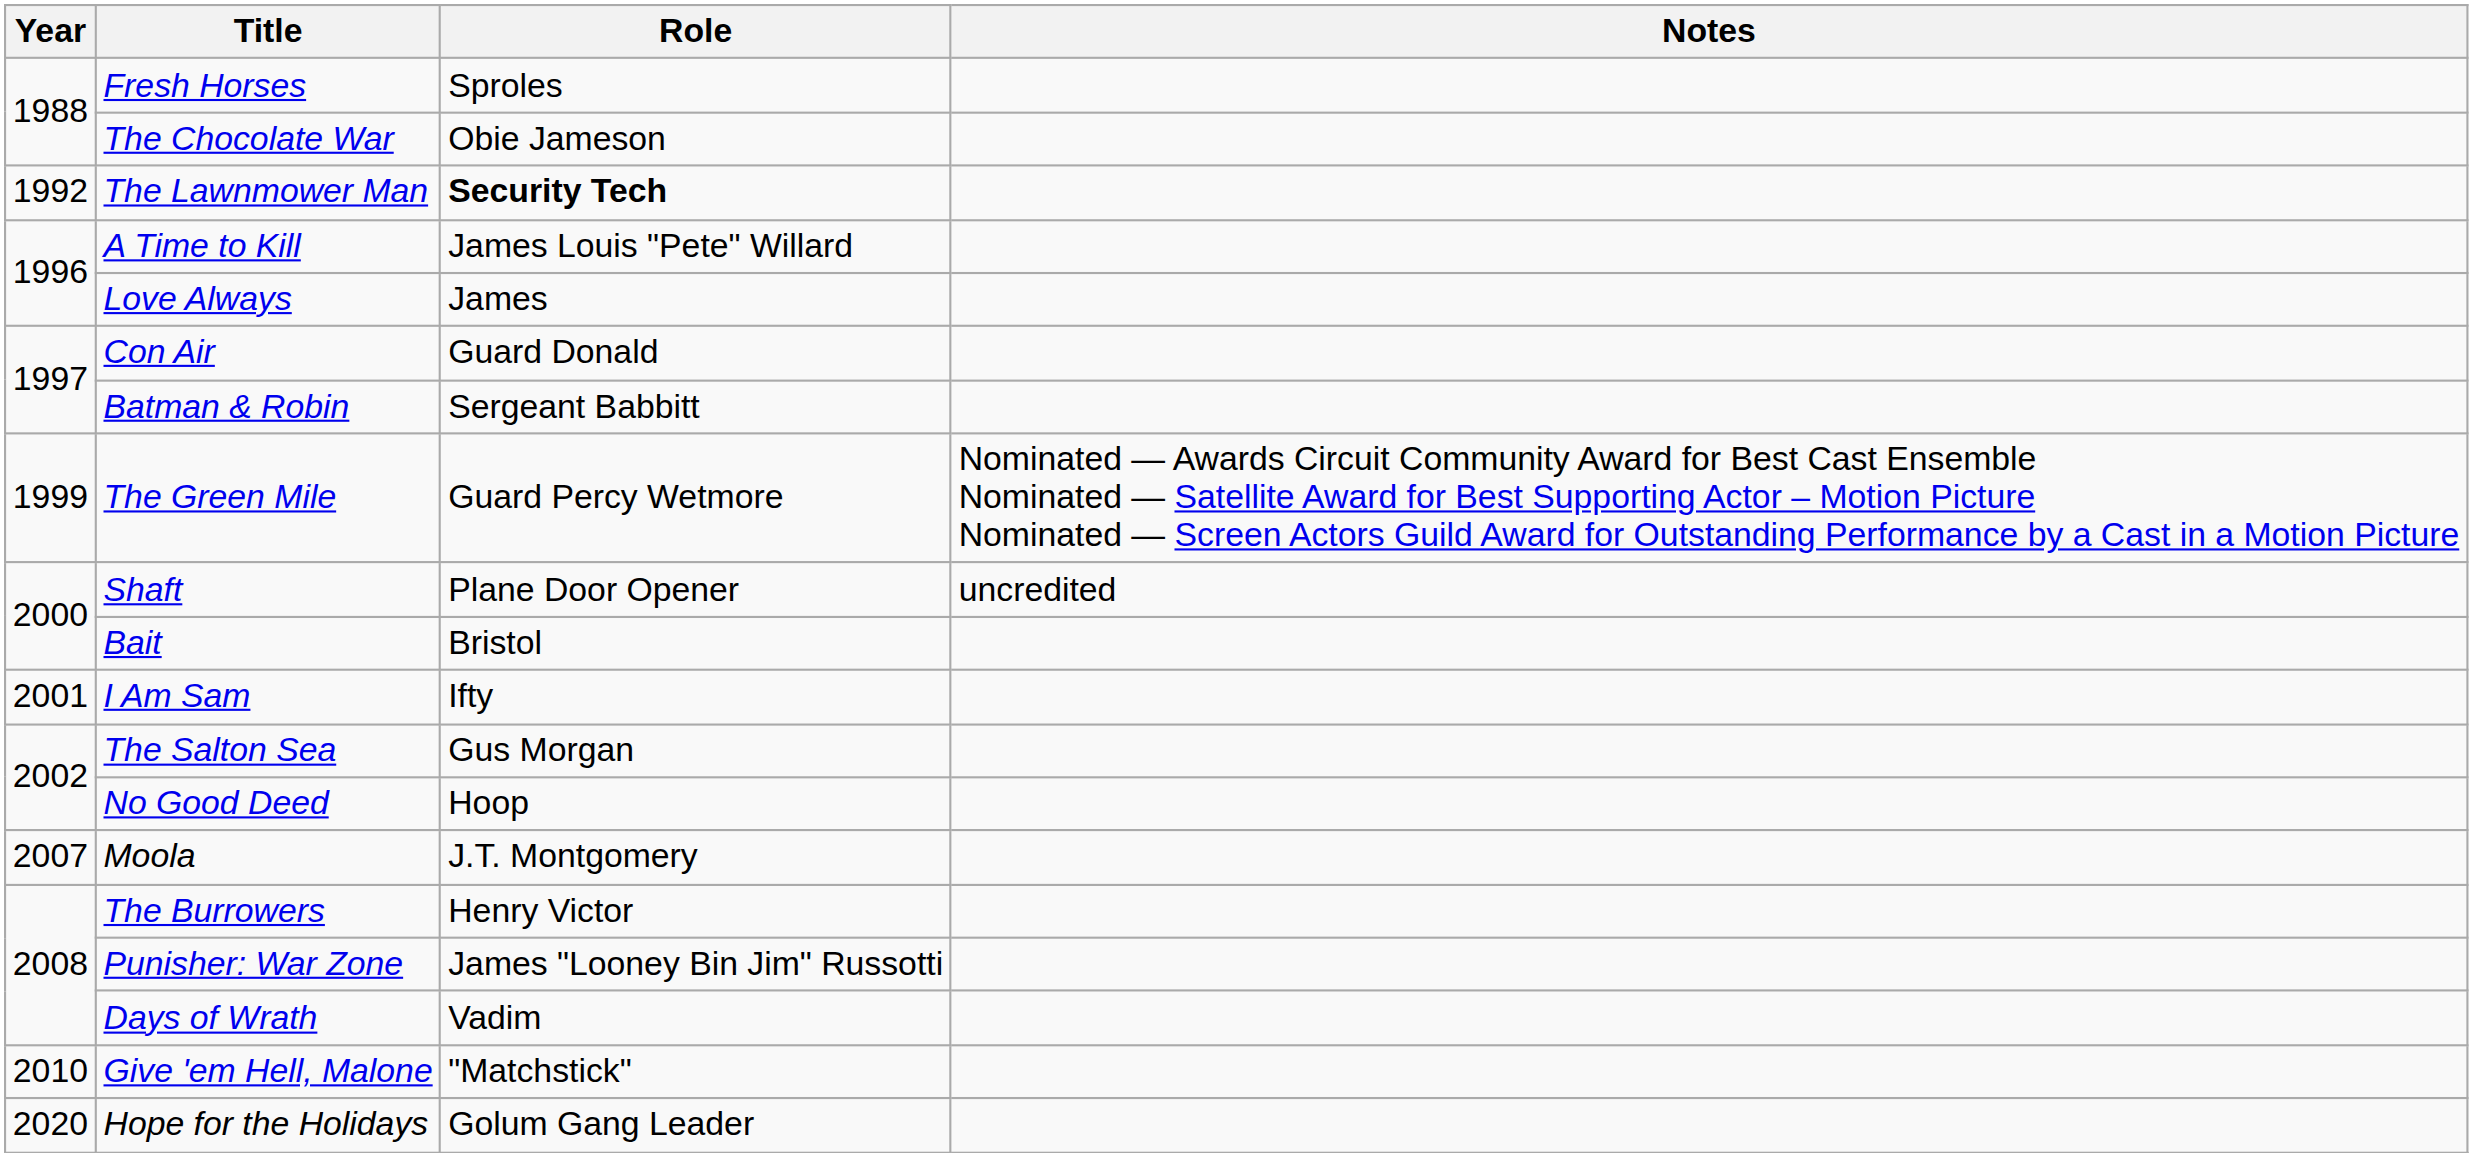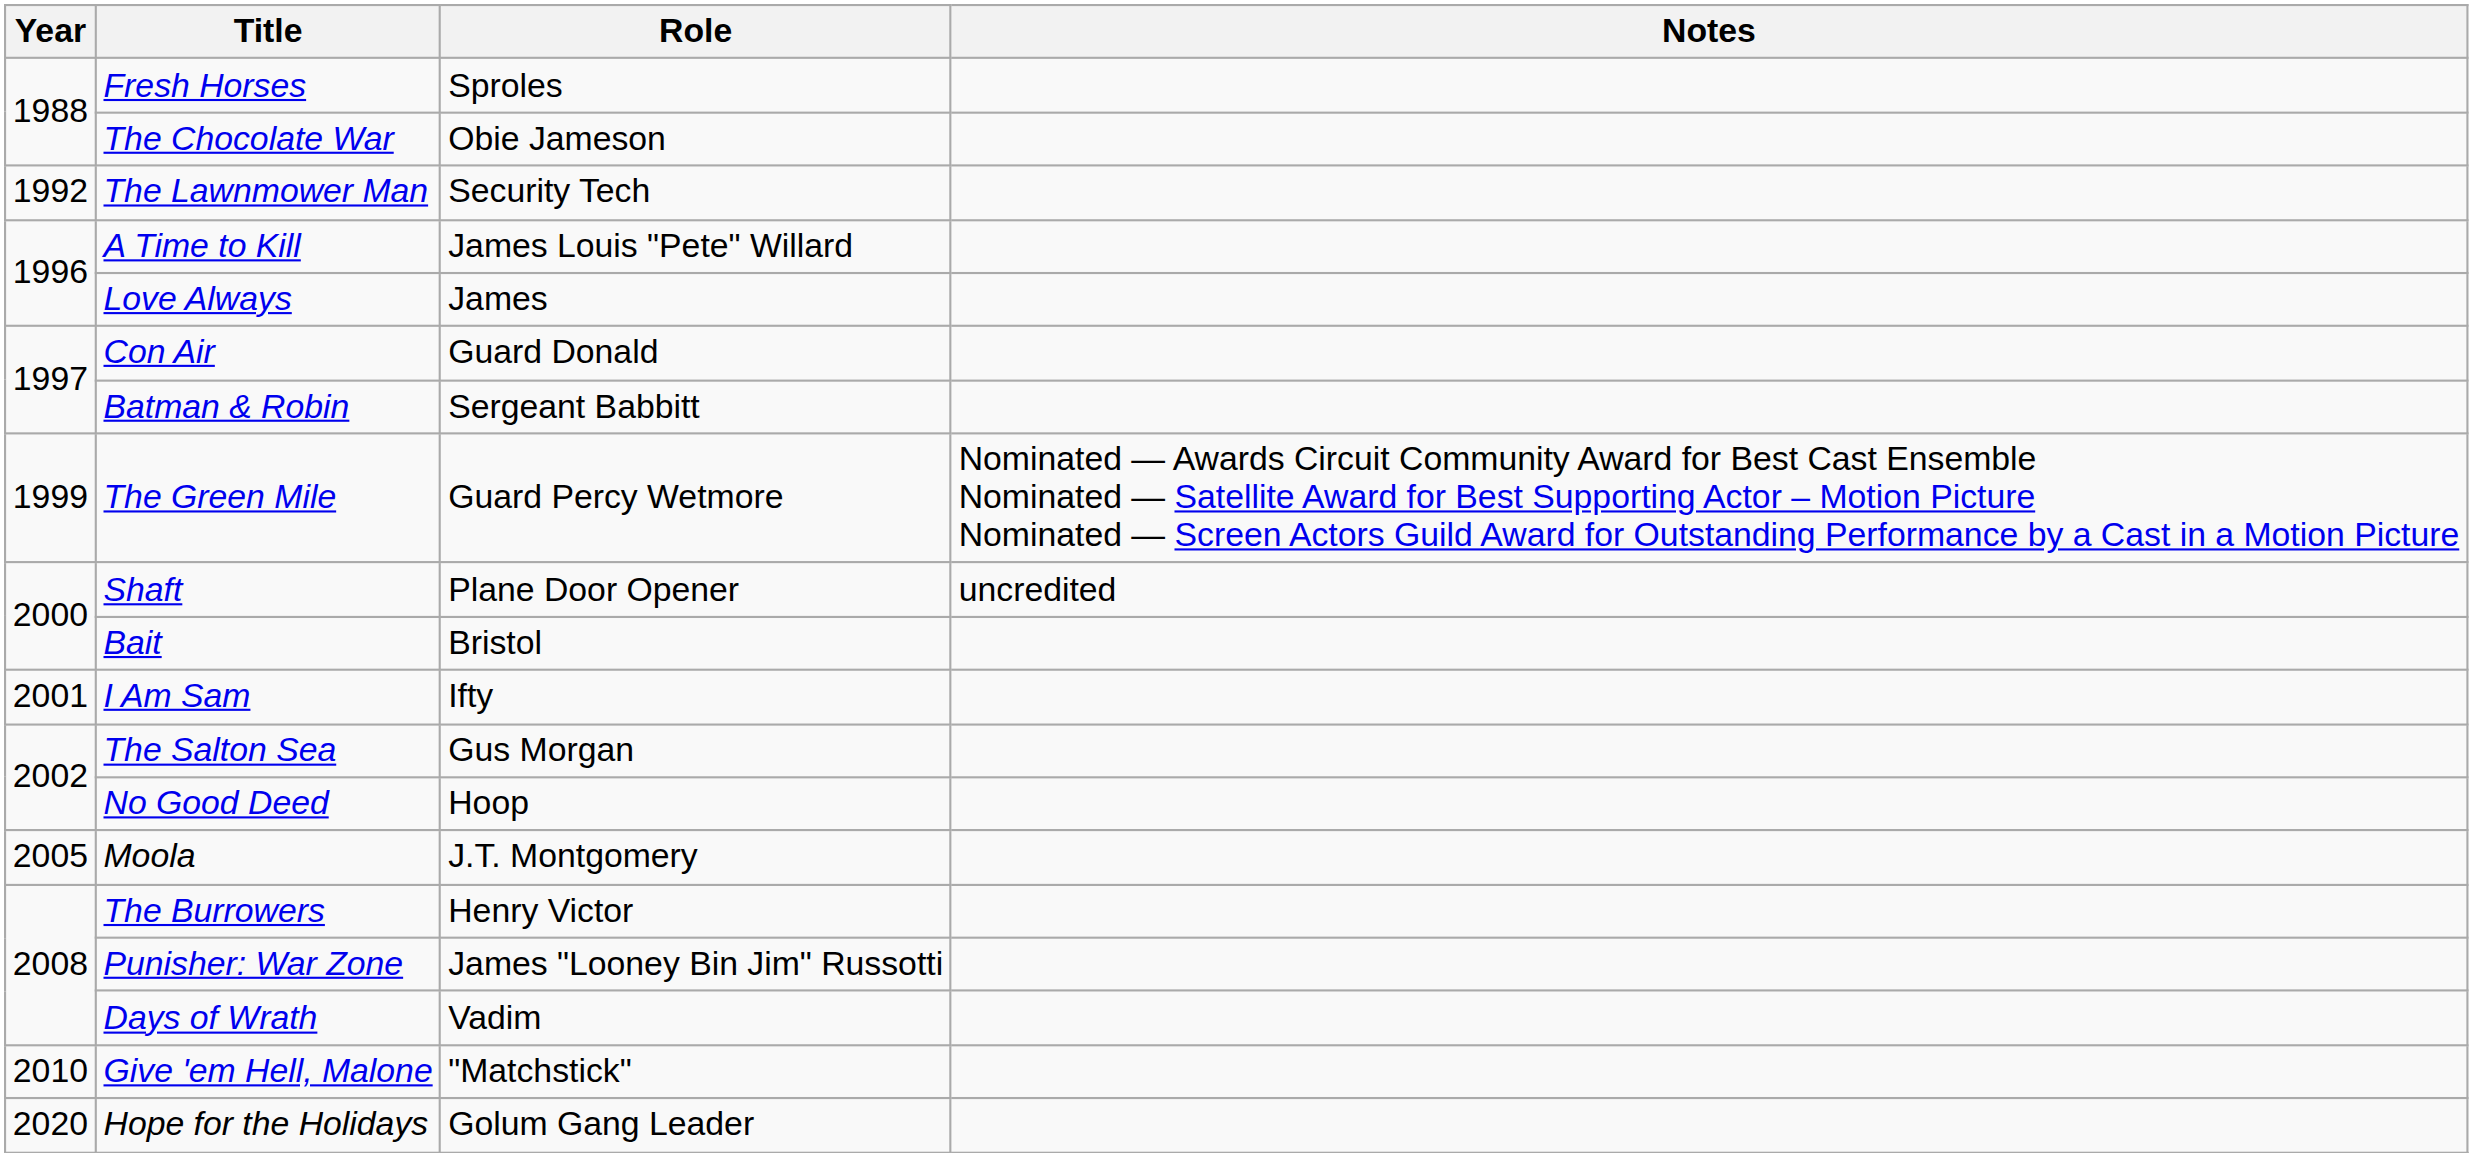(558, 191) bold -> (549, 191) normal
(50, 856) 2007 -> (50, 856) 2005
